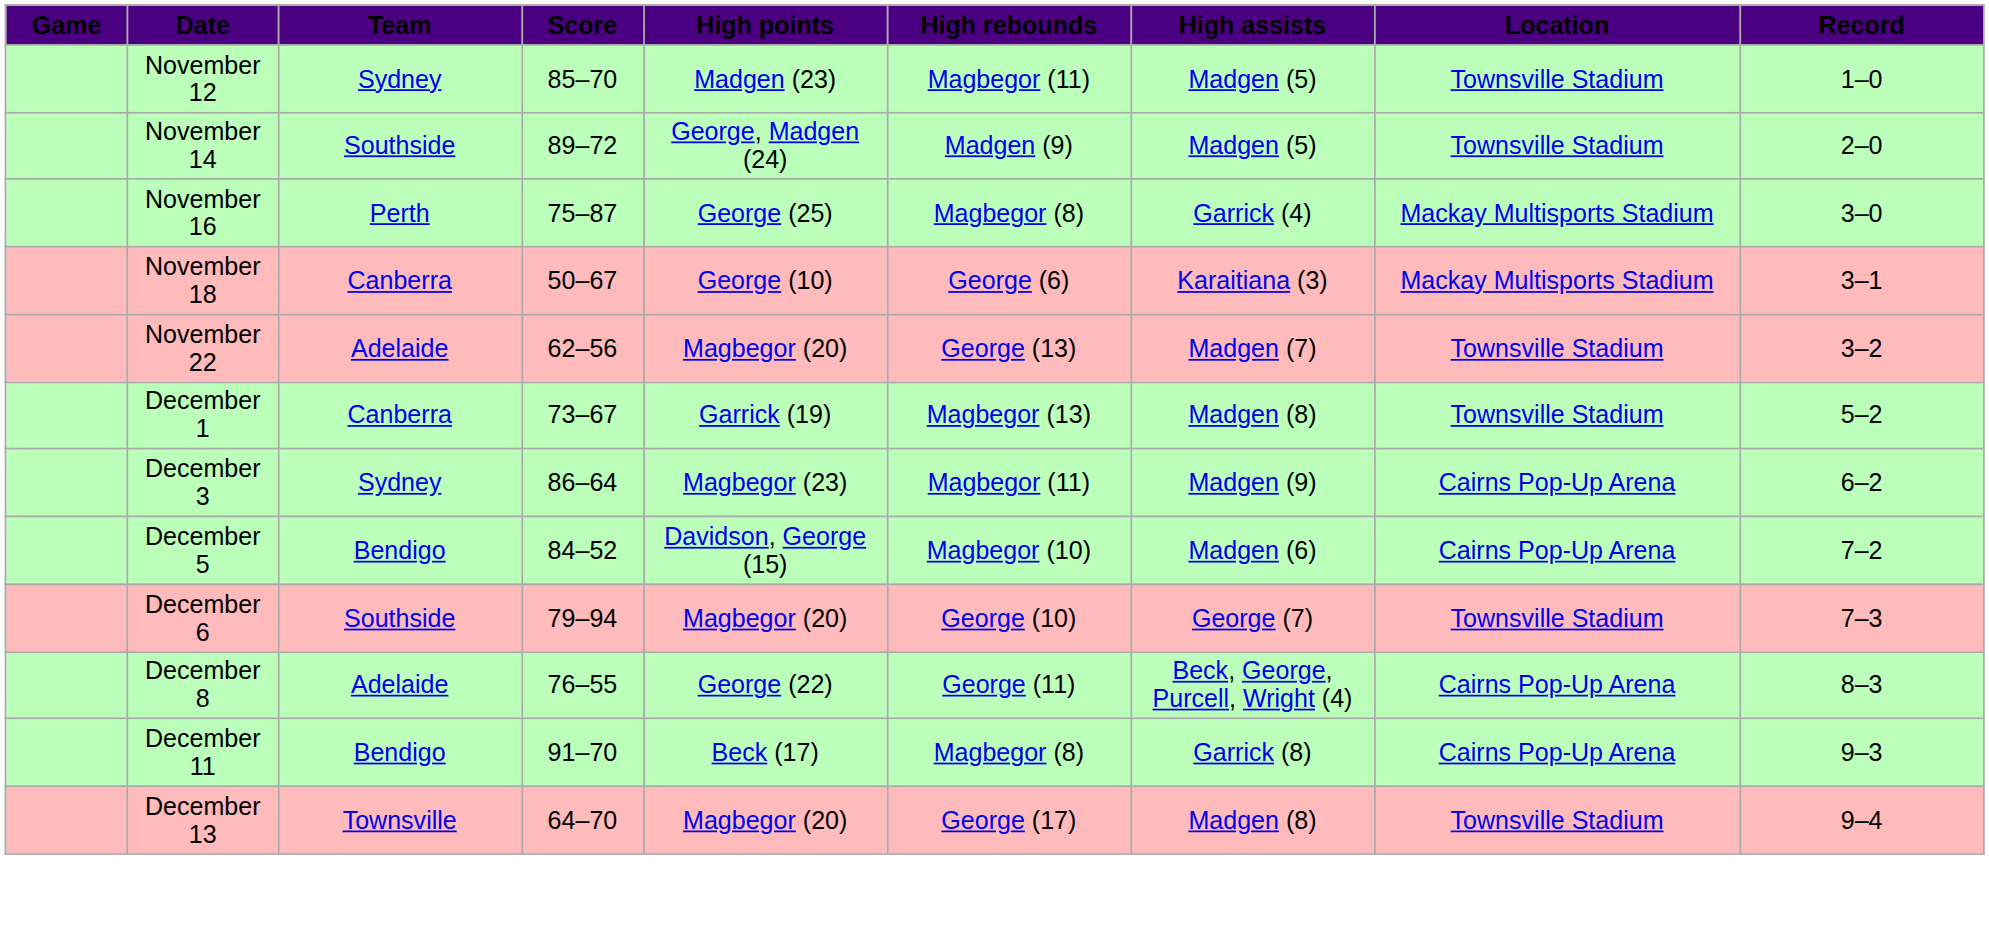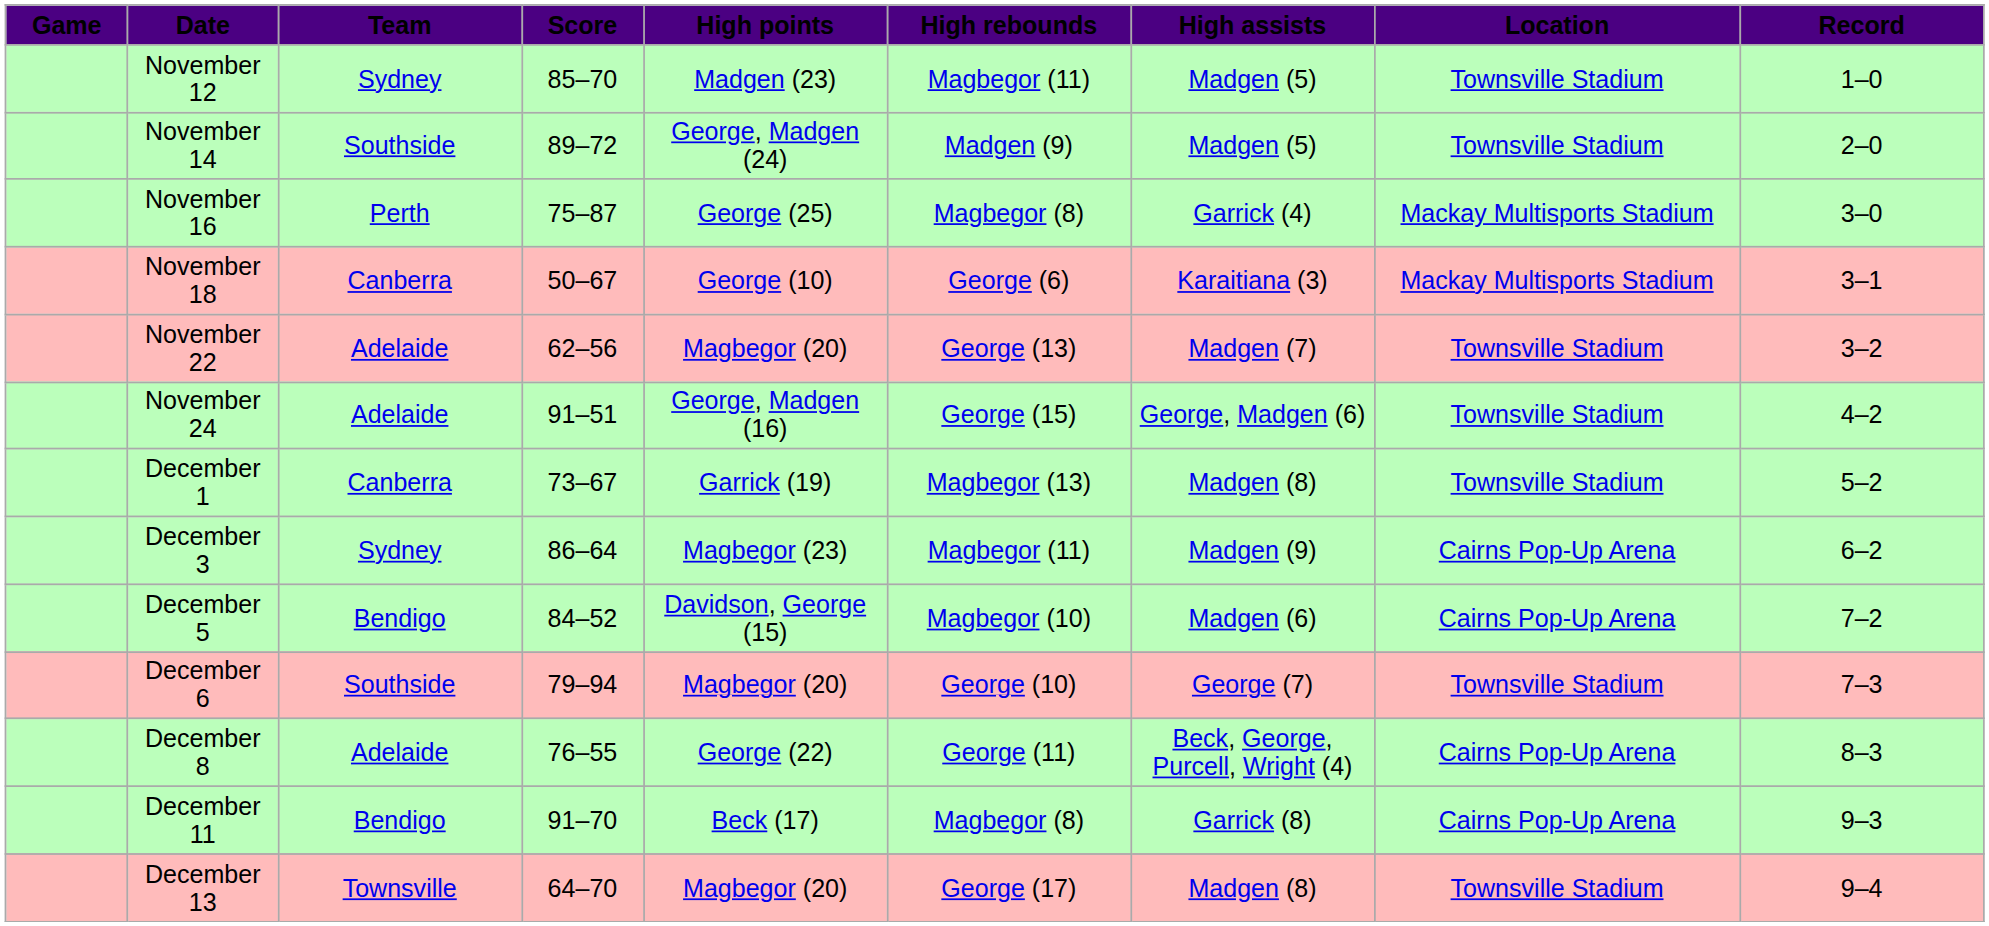+ row: (203, 416)
